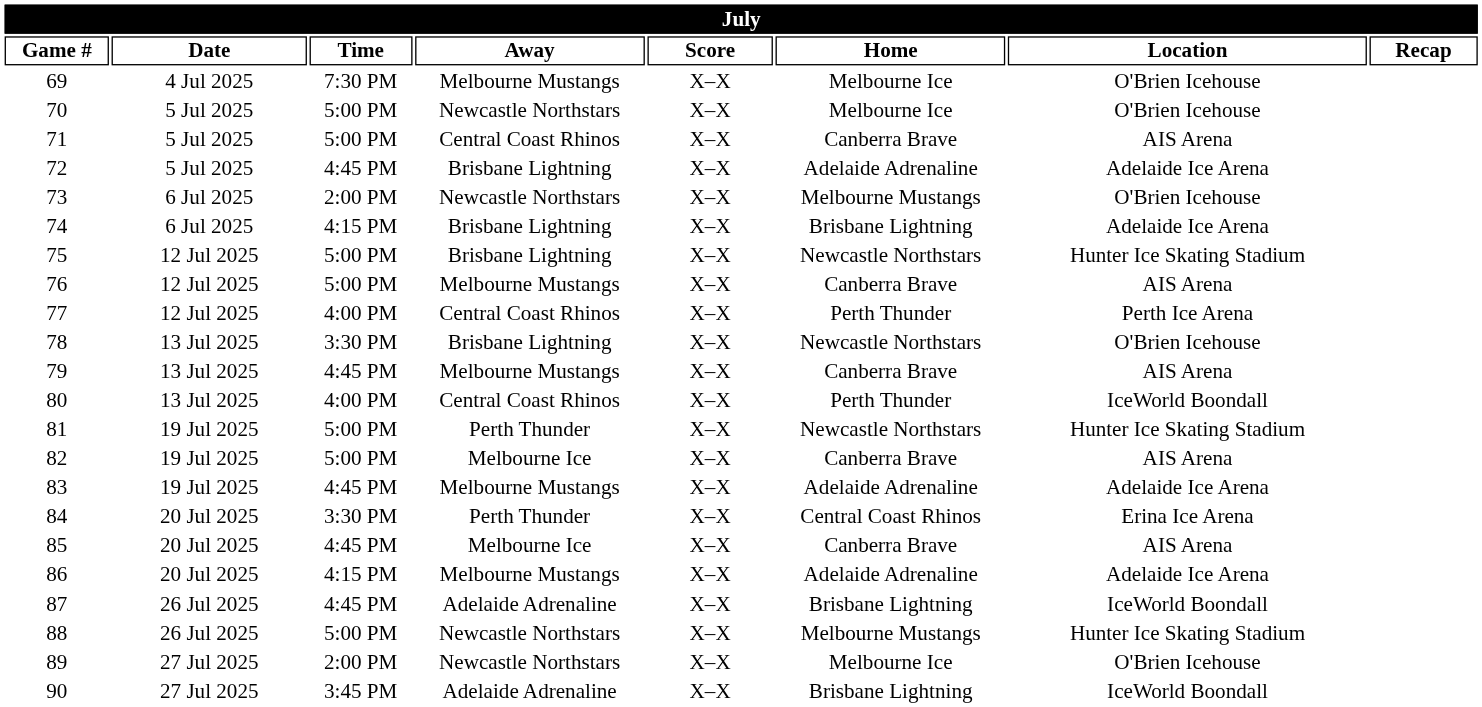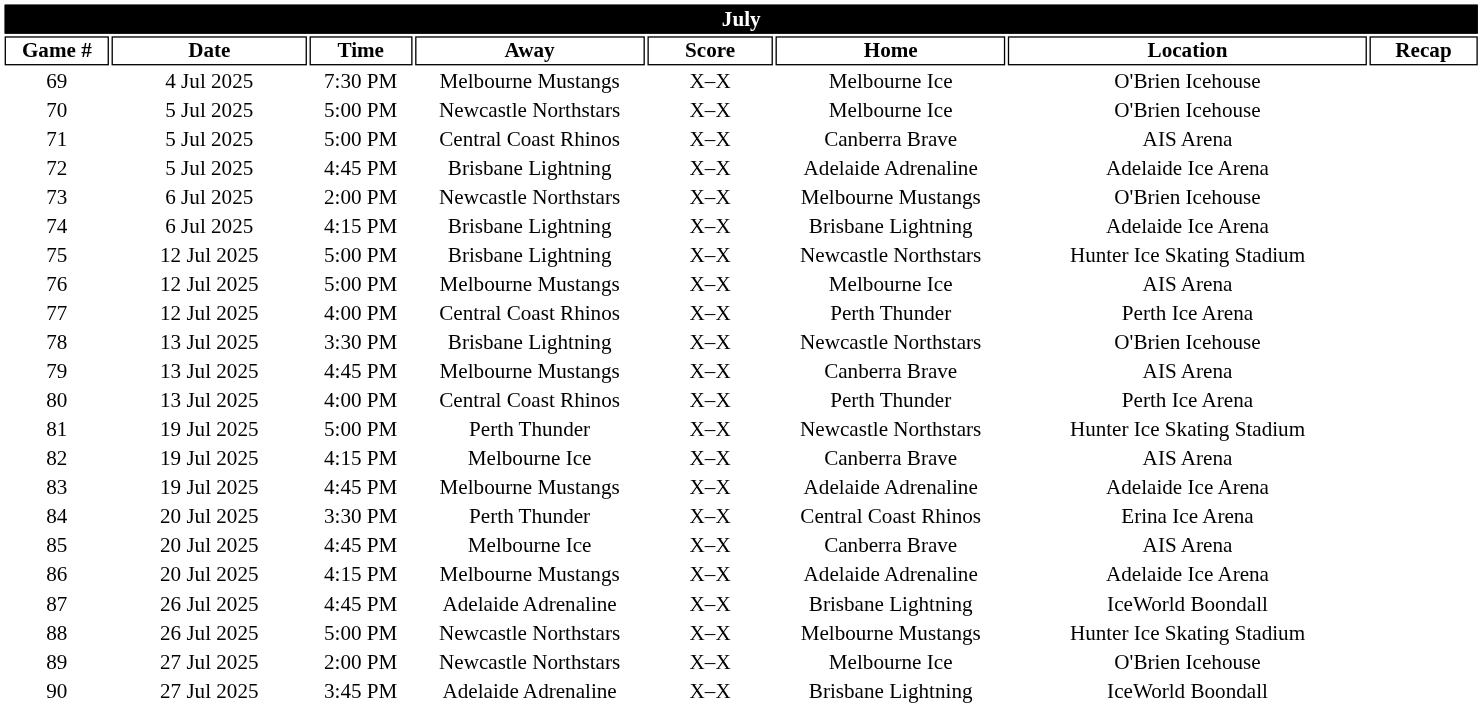(891, 284) Canberra Brave -> (891, 284) Melbourne Ice
(1187, 400) IceWorld Boondall -> (1187, 400) Perth Ice Arena
(361, 458) 5:00 PM -> (361, 458) 4:15 PM
